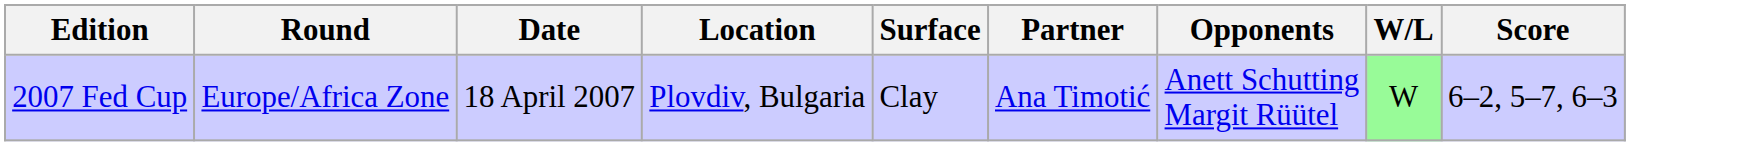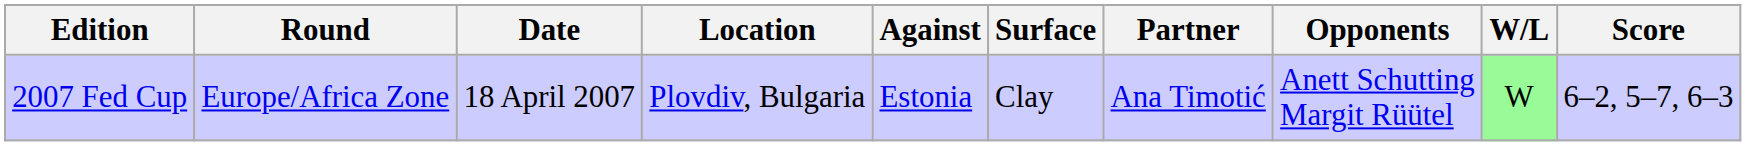+ column: (930, 29)
